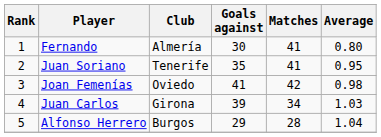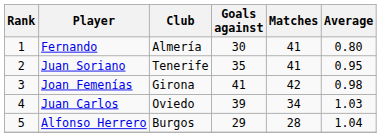(173, 85) Oviedo -> (173, 85) Girona
(173, 104) Girona -> (173, 104) Oviedo
